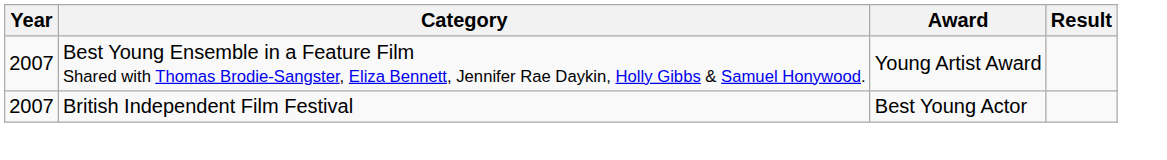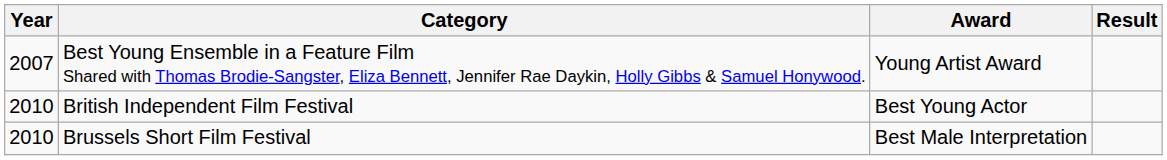(31, 106) 2007 -> (31, 106) 2010
+ row: (187, 138)
